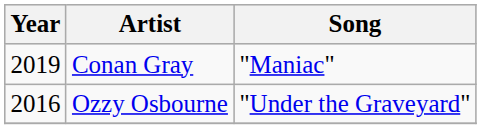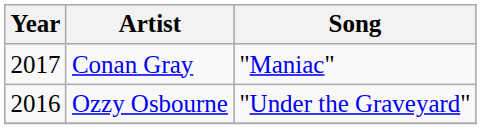(35, 63) 2019 -> (35, 63) 2017
